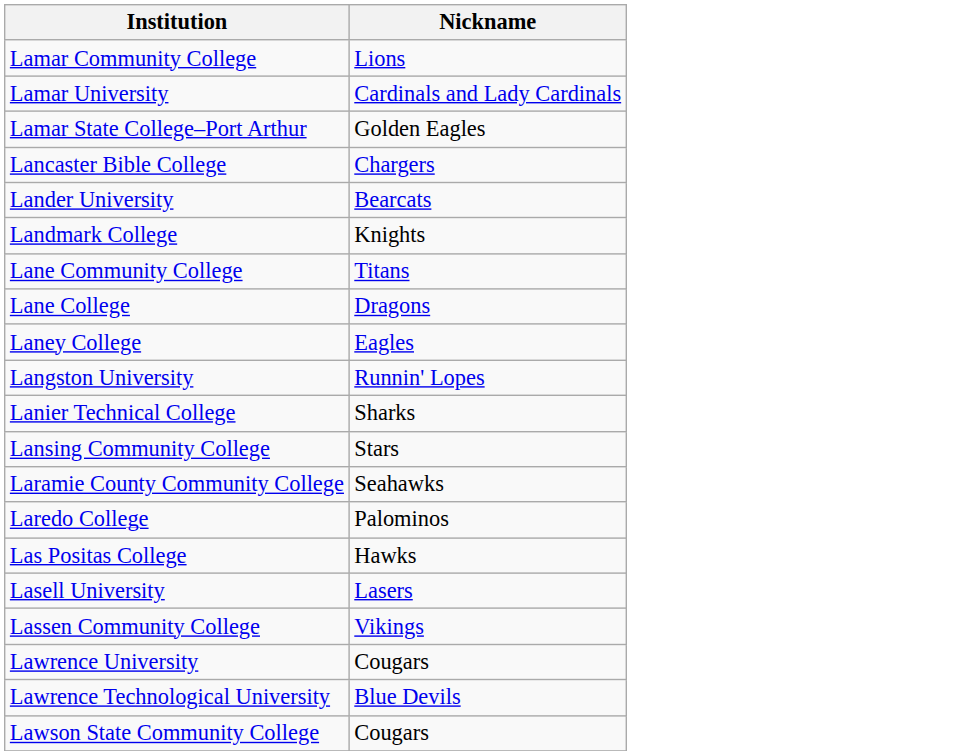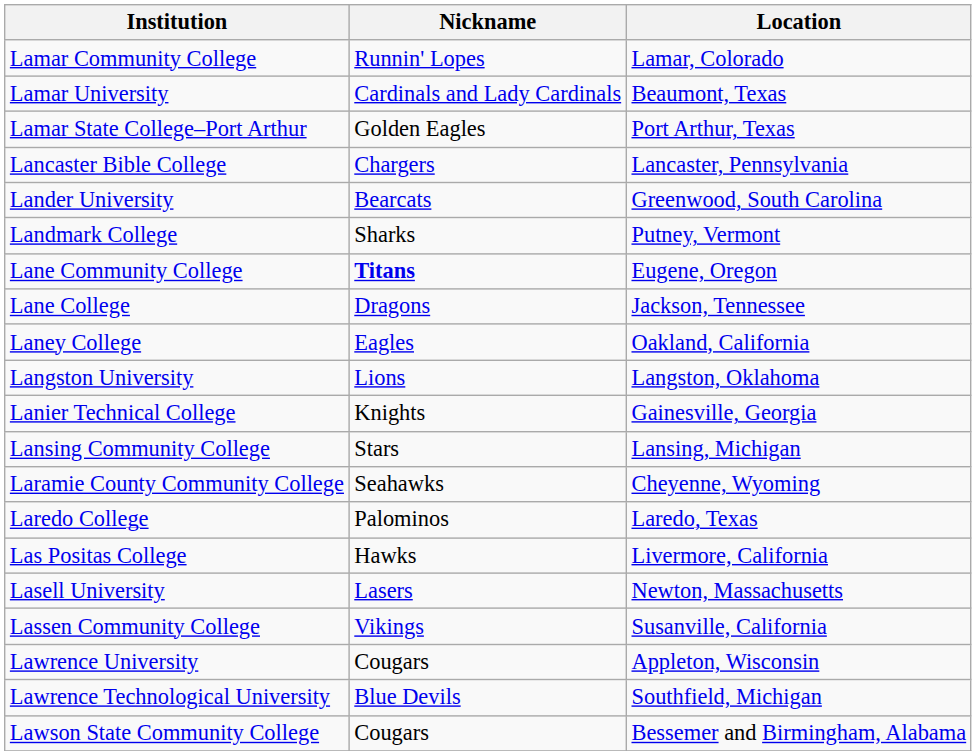+ column: (799, 22)
(380, 57) Lions -> (419, 57) Runnin' Lopes
(390, 235) Knights -> (385, 235) Sharks
(382, 270) normal -> (385, 270) bold
(419, 377) Runnin' Lopes -> (380, 377) Lions
(385, 413) Sharks -> (390, 413) Knights
